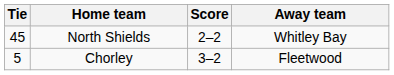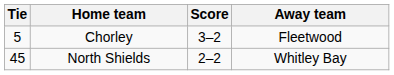rows swapped: (109, 59) <-> (109, 37)
